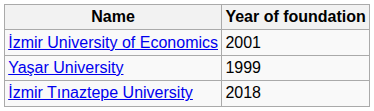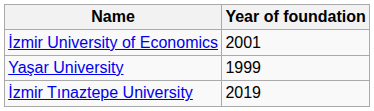(243, 93) 2018 -> (243, 93) 2019
